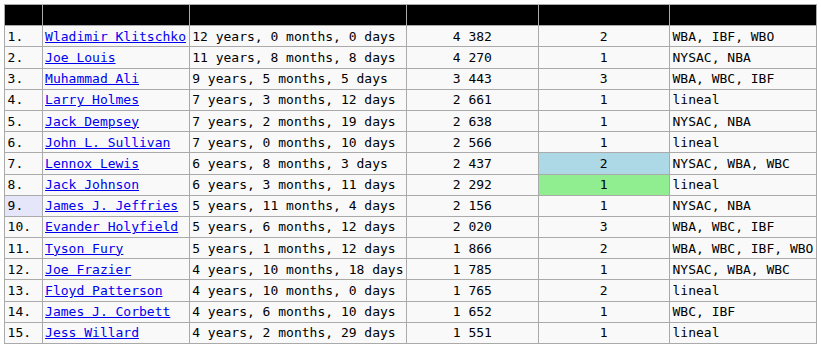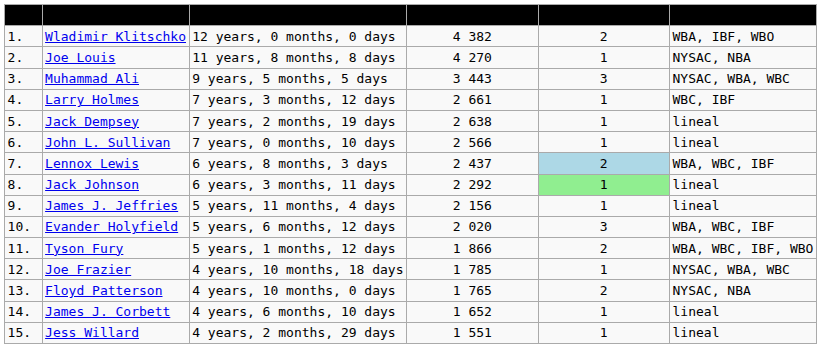(723, 79) WBA, WBC, IBF -> (731, 79) NYSAC, WBA, WBC
(696, 100) lineal -> (704, 100) WBC, IBF
(712, 121) NYSAC, NBA -> (696, 121) lineal
(731, 163) NYSAC, WBA, WBC -> (723, 163) WBA, WBC, IBF
(15, 206) lavender background -> (15, 206) no background
(712, 206) NYSAC, NBA -> (696, 206) lineal
(696, 291) lineal -> (712, 291) NYSAC, NBA
(704, 312) WBC, IBF -> (696, 312) lineal
